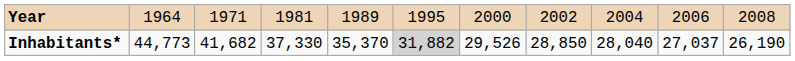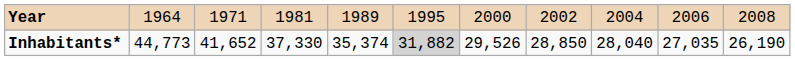(228, 43) 41,682 -> (228, 43) 41,652
(360, 43) 35,370 -> (360, 43) 35,374
(691, 43) 27,037 -> (691, 43) 27,035
